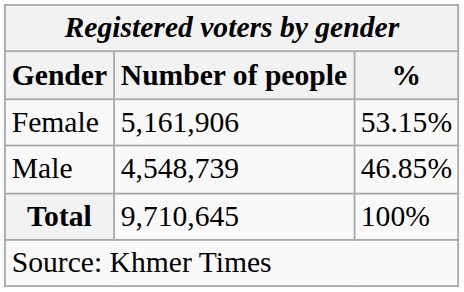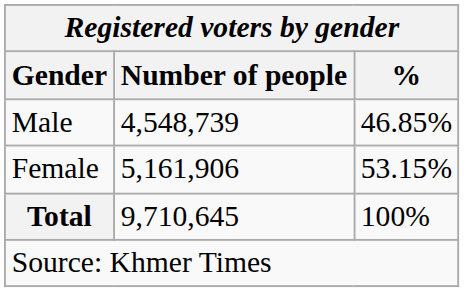rows swapped: (55, 121) <-> (42, 168)
